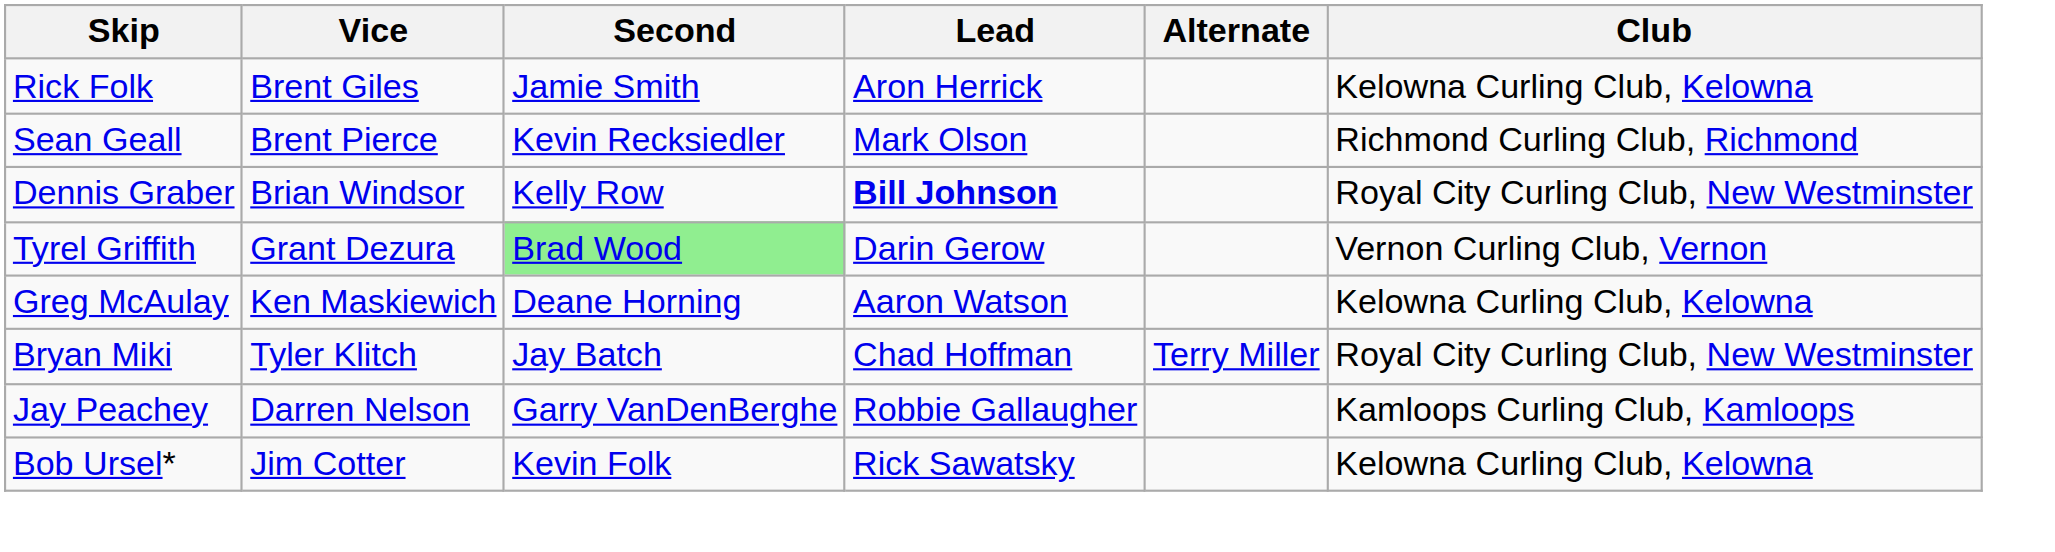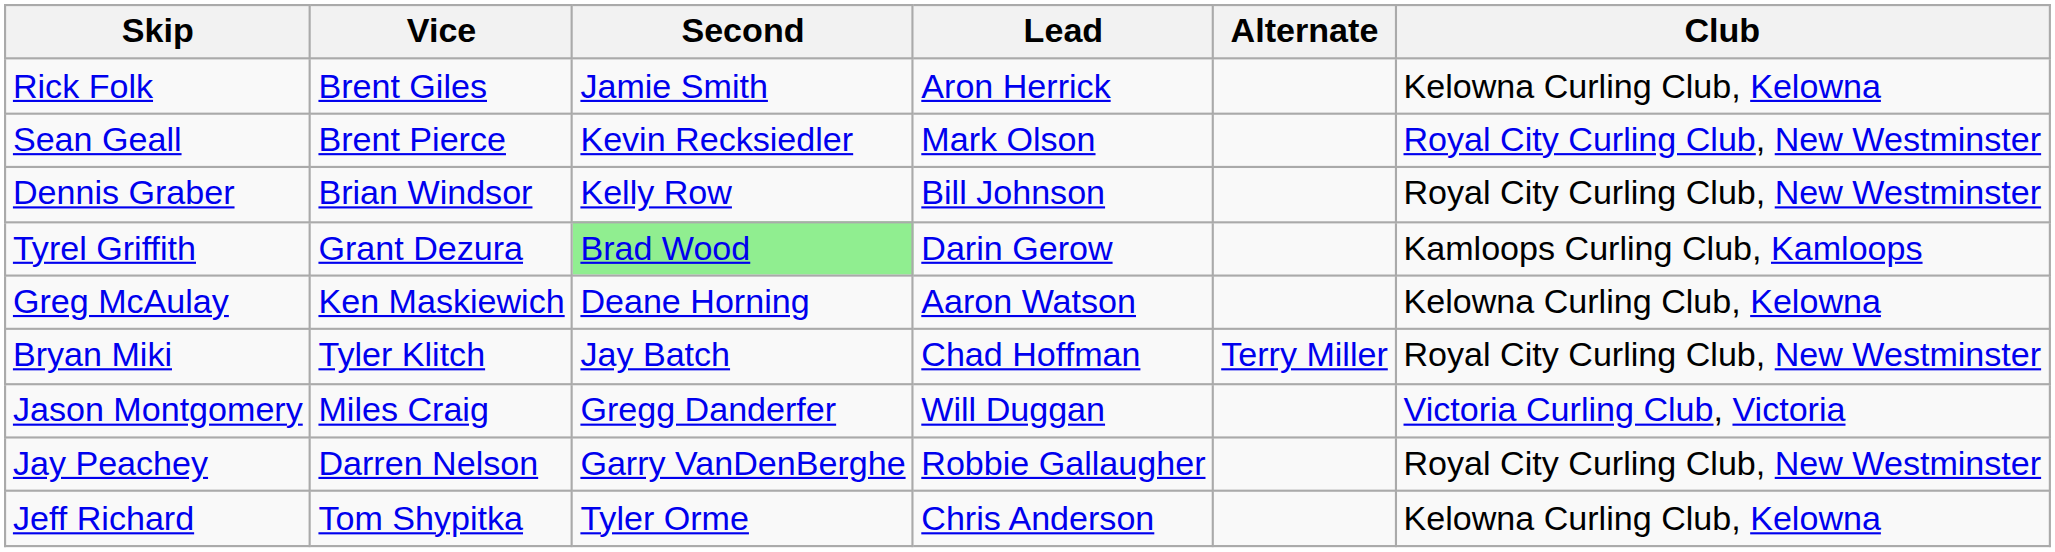(1597, 139) Richmond Curling Club, Richmond -> (1722, 139) Royal City Curling Club, New Westminster
(955, 193) bold -> (1013, 193) normal
(1551, 247) Vernon Curling Club, Vernon -> (1663, 247) Kamloops Curling Club, Kamloops
+ row: (158, 409)
(1595, 409) Kamloops Curling Club, Kamloops -> (1722, 463) Royal City Curling Club, New Westminster
+ row: (104, 517)
- row: (94, 463)
